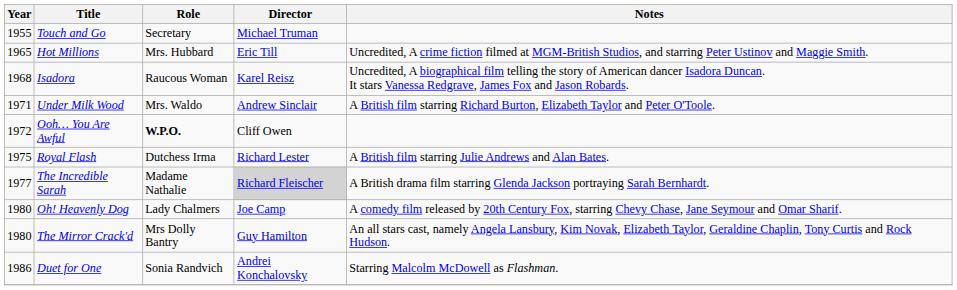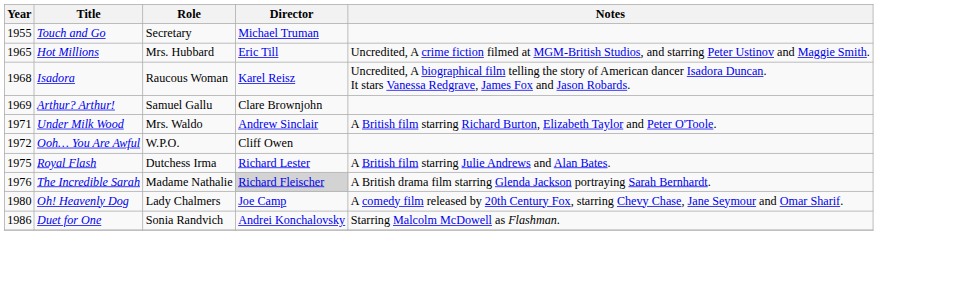+ row: (76, 104)
(163, 131) bold -> (163, 143) normal
(19, 183) 1977 -> (19, 182) 1976
- row: (85, 235)
